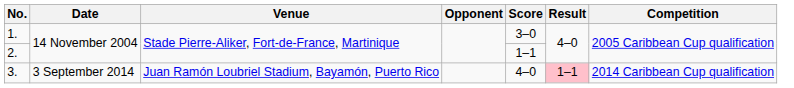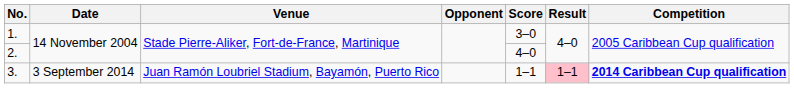(526, 53) 1–1 -> (526, 53) 4–0
(526, 72) 4–0 -> (526, 72) 1–1
(683, 72) normal -> (689, 72) bold
